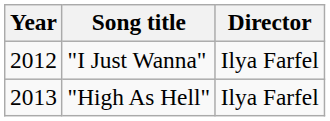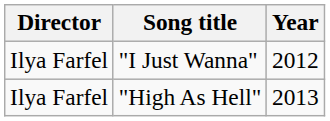columns swapped: (33, 23) <-> (270, 23)
